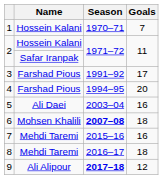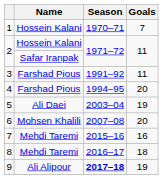(142, 74) 17 -> (142, 74) 11
(142, 105) 16 -> (142, 105) 19
(105, 120) bold -> (105, 120) normal
(142, 120) 18 -> (142, 120) 20
(142, 167) 12 -> (142, 167) 19
